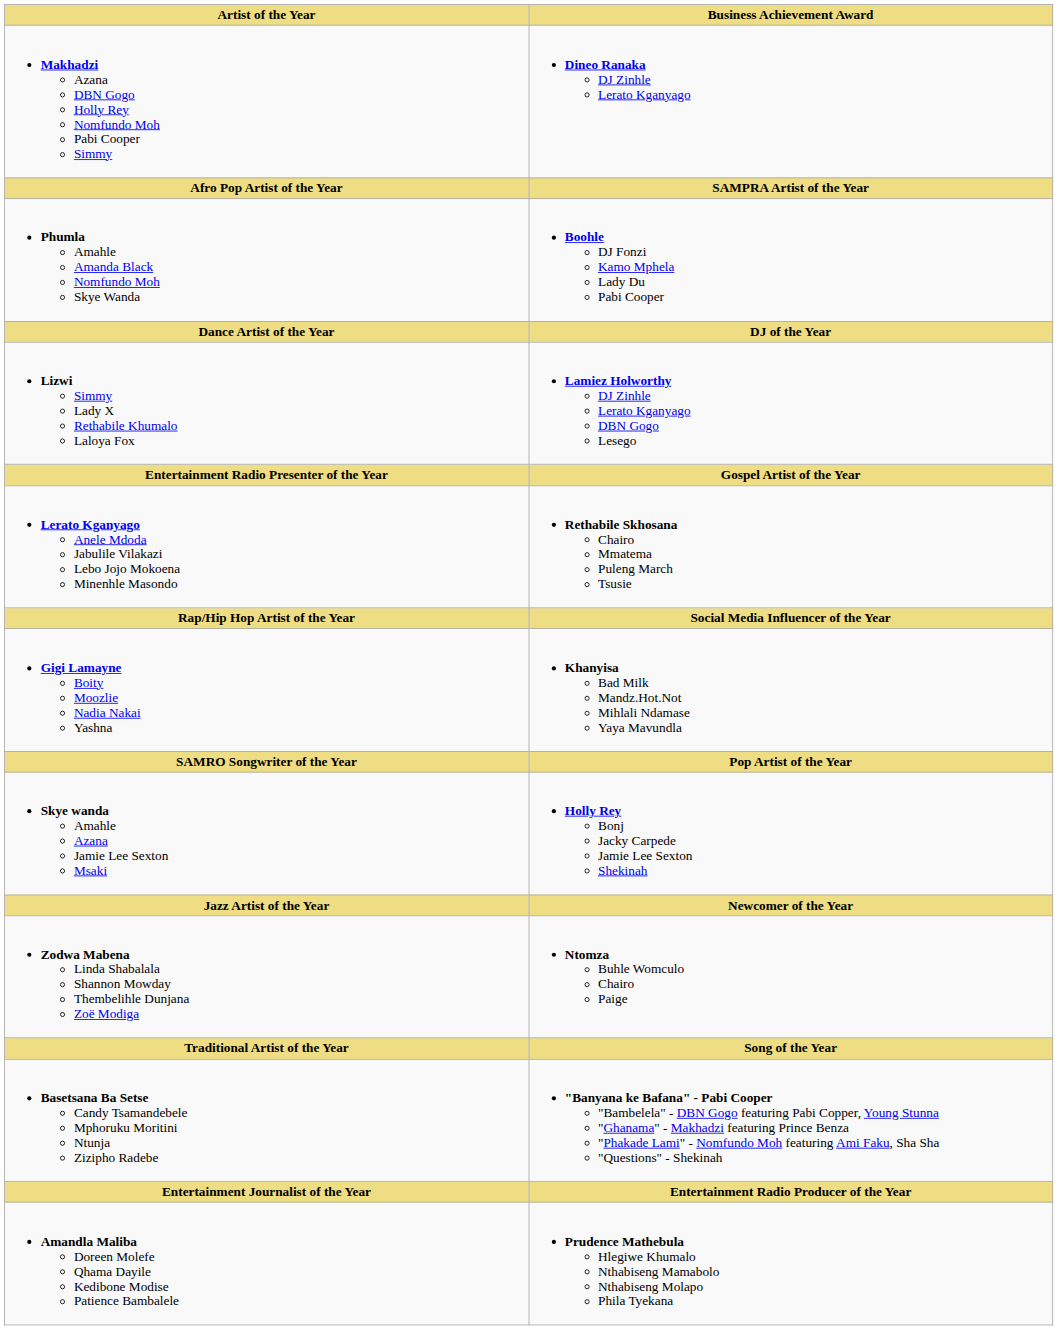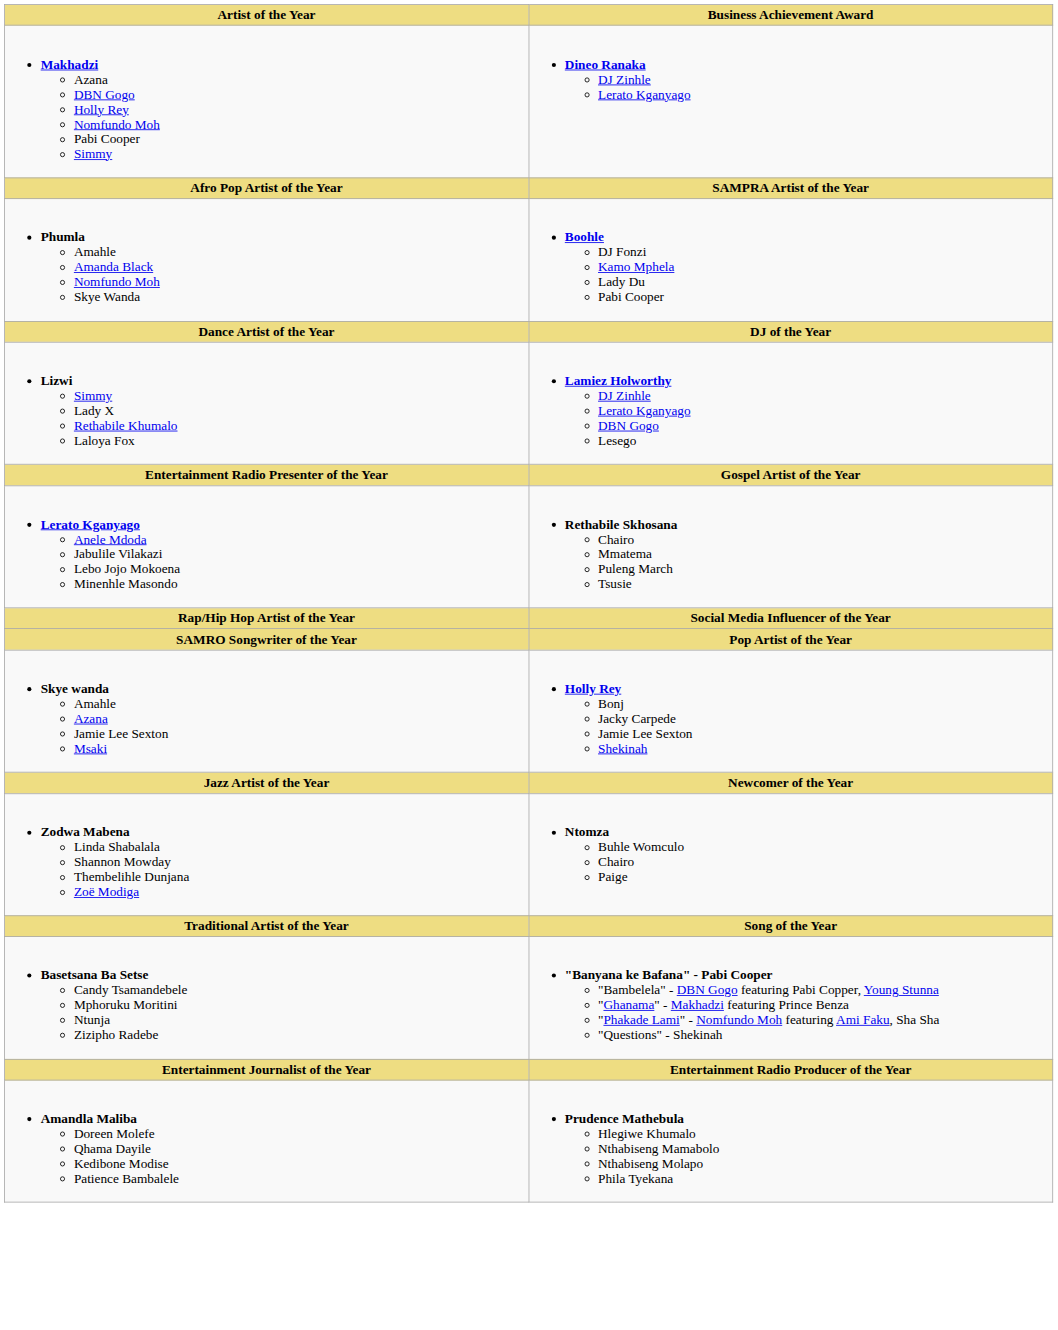- row: (266, 698)
